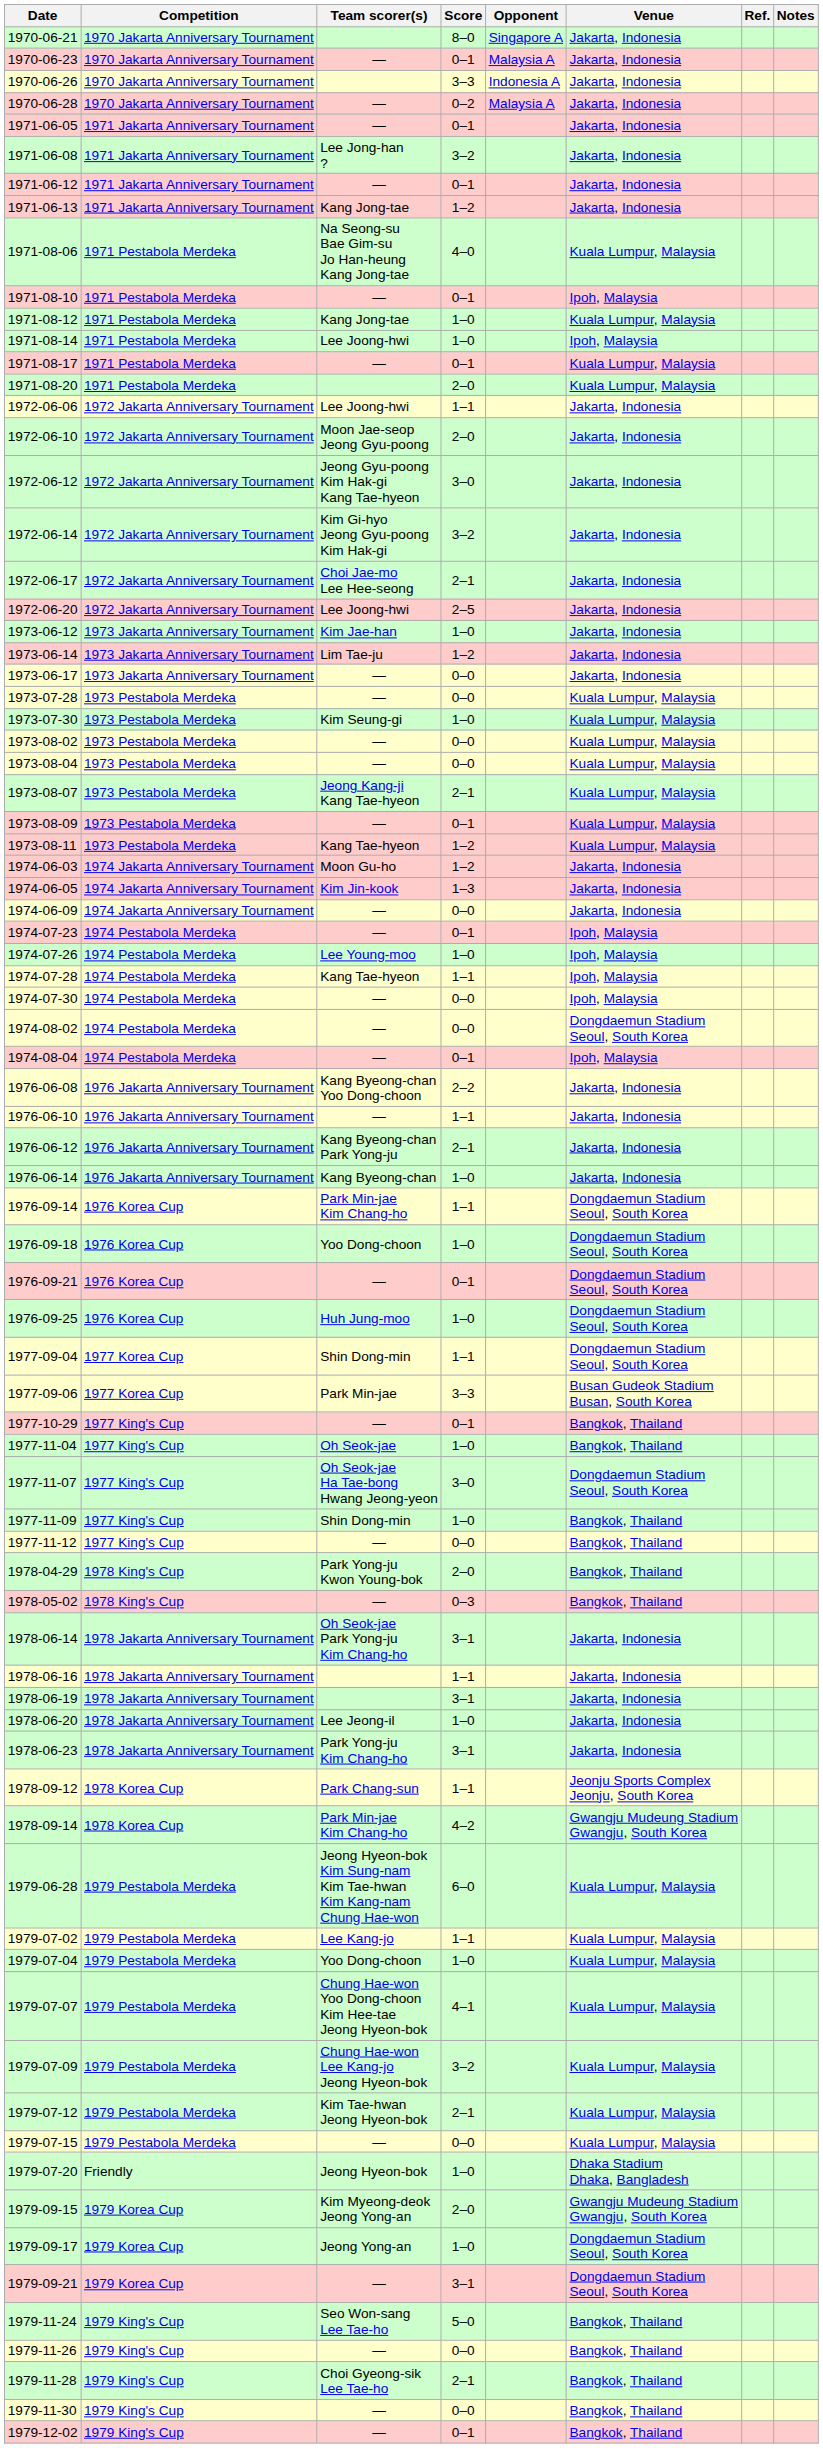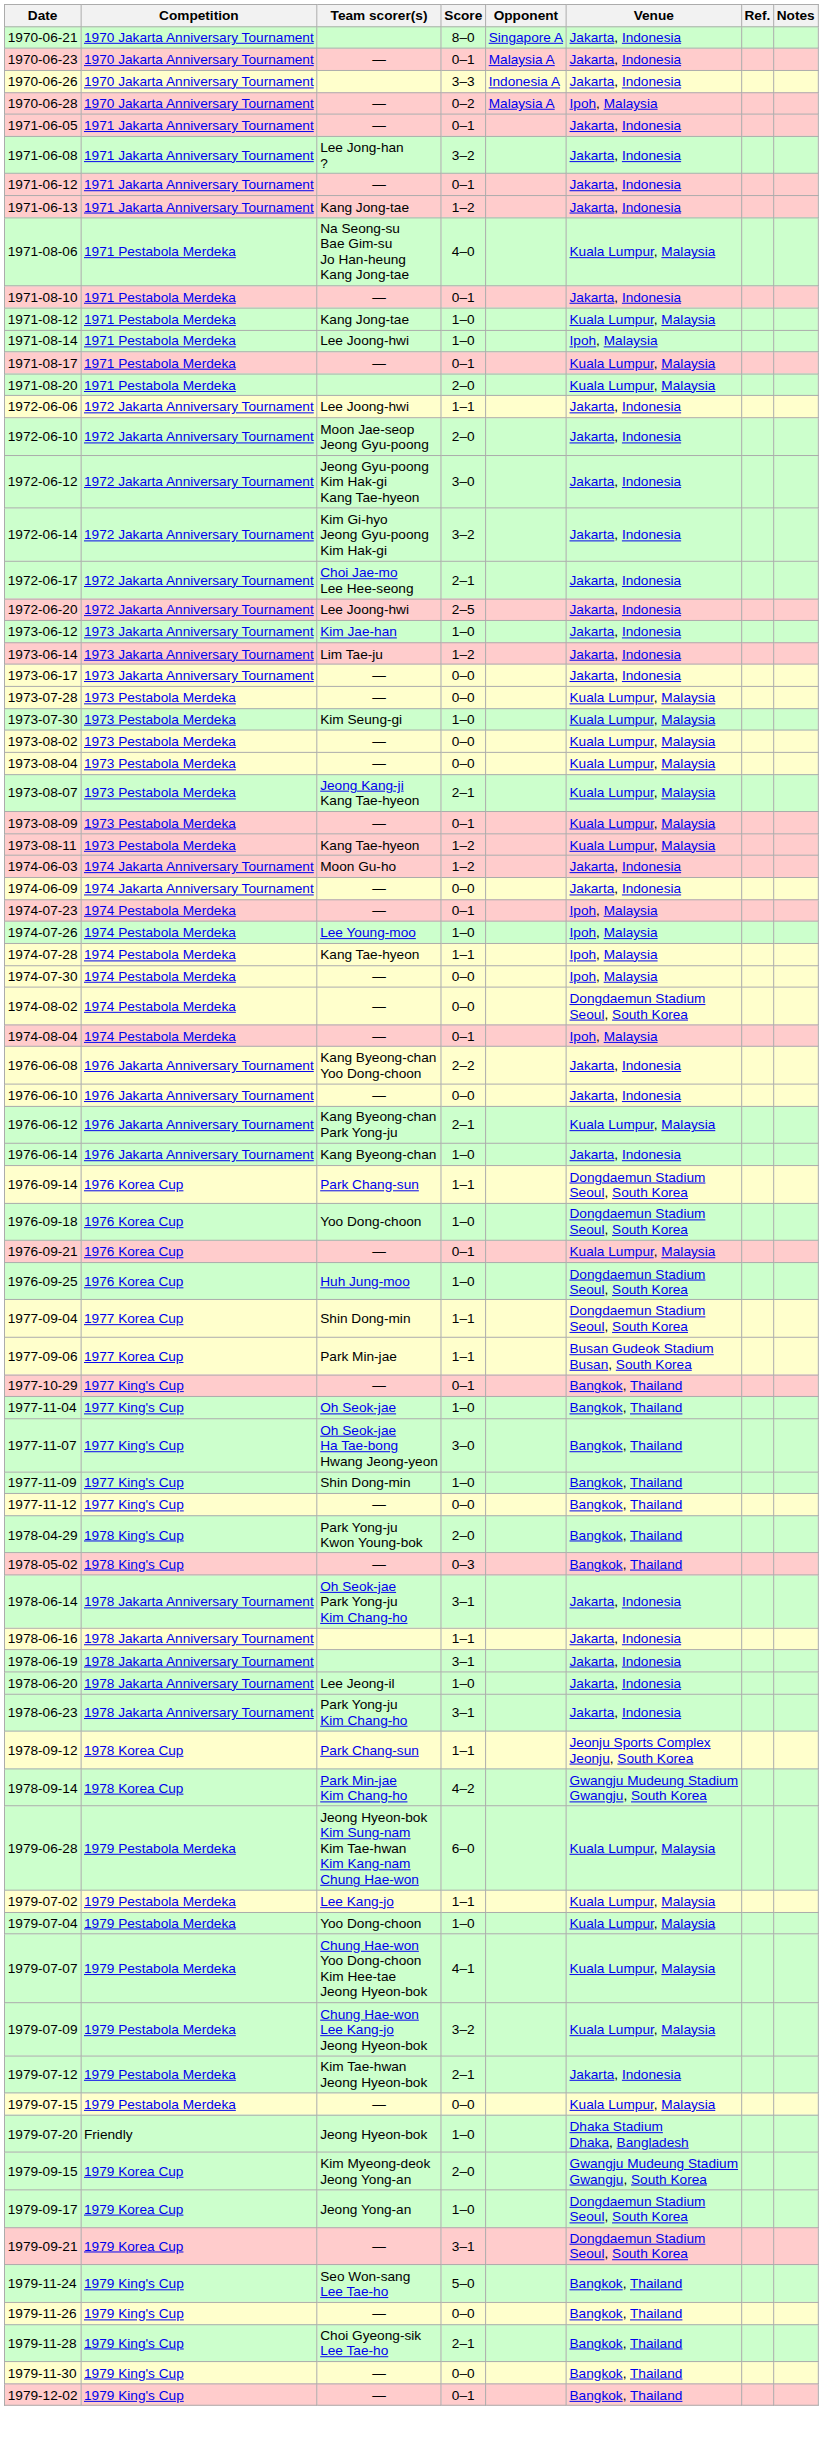(625, 103) Jakarta, Indonesia -> (614, 103) Ipoh, Malaysia
(614, 297) Ipoh, Malaysia -> (625, 297) Jakarta, Indonesia
- row: (43, 889)
(463, 1117) 1–1 -> (463, 1095) 0–0
(625, 1147) Jakarta, Indonesia -> (642, 1125) Kuala Lumpur, Malaysia
(364, 1206) Park Min-jae Kim Chang-ho -> (370, 1184) Park Chang-sun
(637, 1281) Dongdaemun Stadium Seoul, South Korea -> (642, 1251) Kuala Lumpur, Malaysia
(463, 1394) 3–3 -> (463, 1356) 1–1
(637, 1483) Dongdaemun Stadium Seoul, South Korea -> (626, 1445) Bangkok, Thailand
(642, 2112) Kuala Lumpur, Malaysia -> (625, 2074) Jakarta, Indonesia
